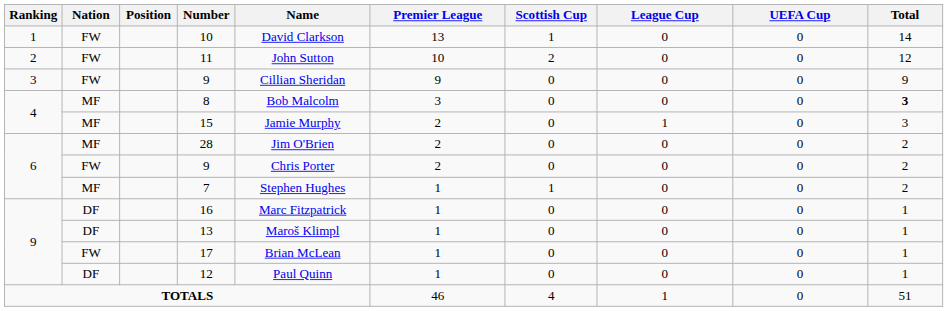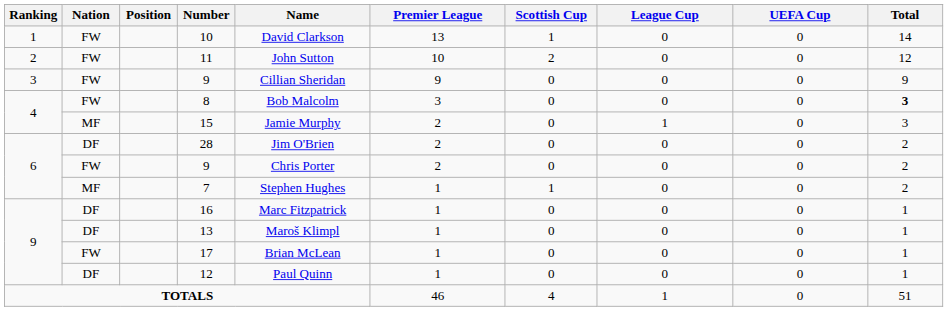(91, 101) MF -> (91, 101) FW
(91, 144) MF -> (91, 144) DF
